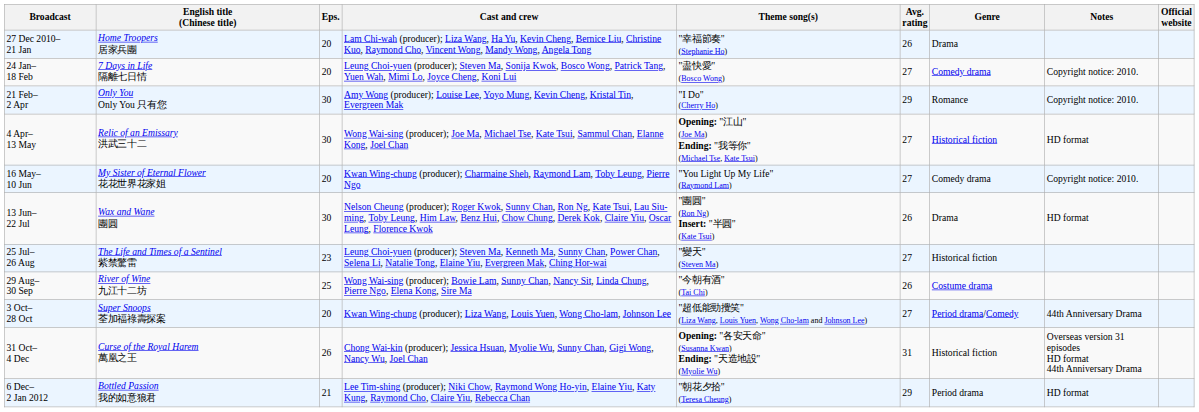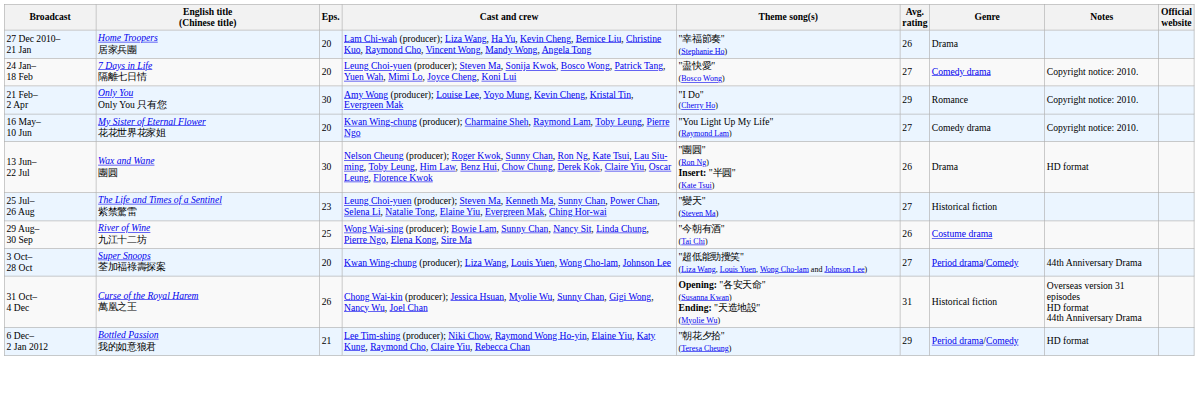- row: (21, 139)
(958, 392) Period drama -> (975, 341) Period drama/Comedy
